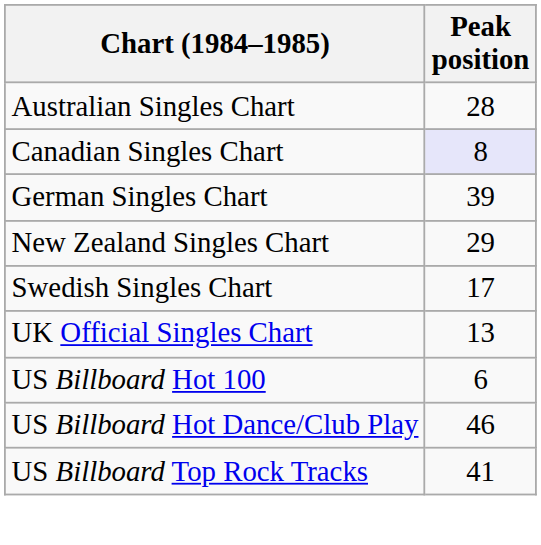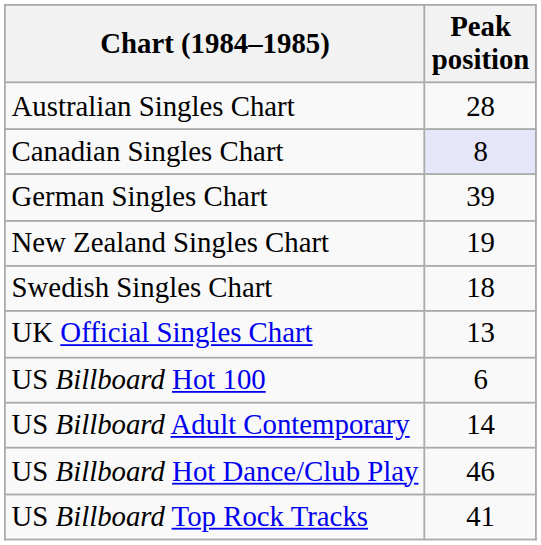(481, 242) 29 -> (481, 242) 19
(481, 288) 17 -> (481, 288) 18
+ row: (211, 425)
